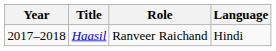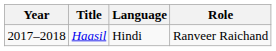columns swapped: (241, 14) <-> (160, 14)
